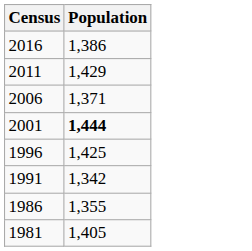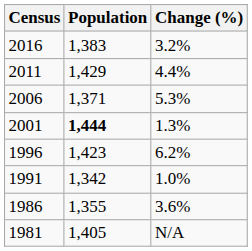+ column: (199, 17)
(87, 44) 1,386 -> (87, 44) 1,383
(87, 152) 1,425 -> (87, 152) 1,423
